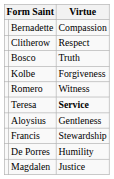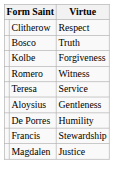- row: (32, 27)
(74, 105) bold -> (73, 89) normal
rows swapped: (30, 151) <-> (25, 136)
